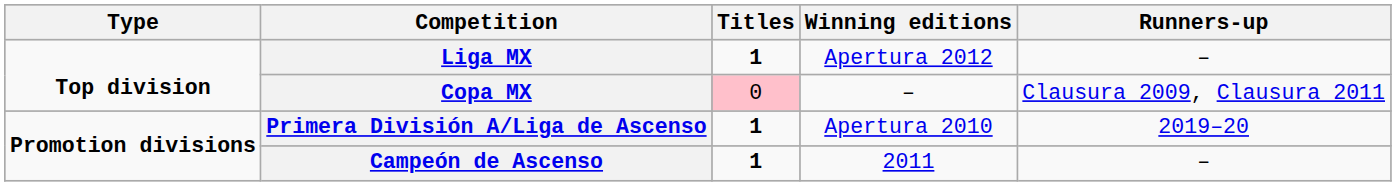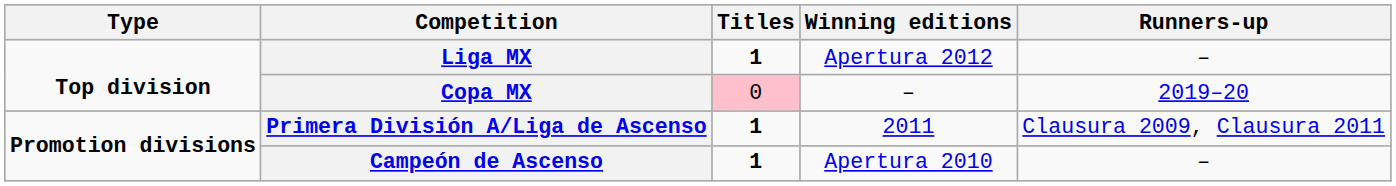(1204, 93) Clausura 2009, Clausura 2011 -> (1204, 93) 2019–20
(908, 128) Apertura 2010 -> (908, 128) 2011
(1204, 128) 2019–20 -> (1204, 128) Clausura 2009, Clausura 2011
(908, 163) 2011 -> (908, 163) Apertura 2010
